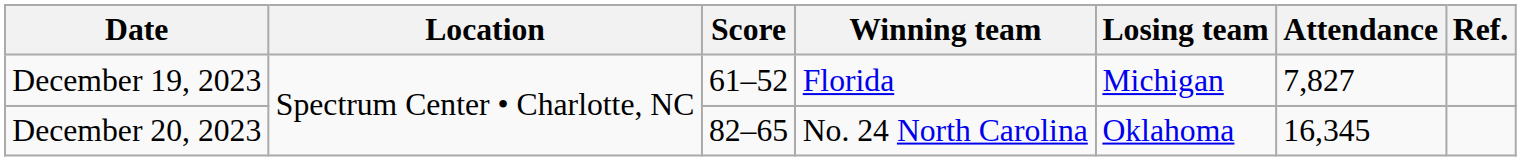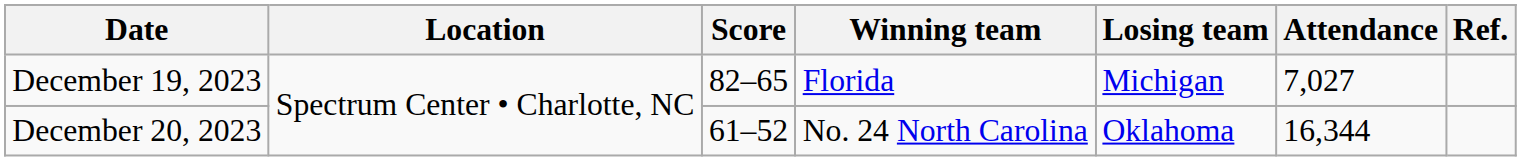(749, 79) 61–52 -> (749, 79) 82–65
(1319, 79) 7,827 -> (1319, 79) 7,027
(749, 130) 82–65 -> (749, 130) 61–52
(1327, 130) 16,345 -> (1327, 130) 16,344
